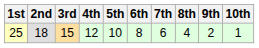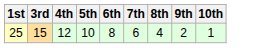- column: (41, 14)
